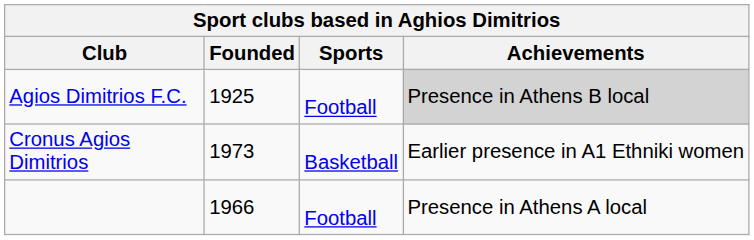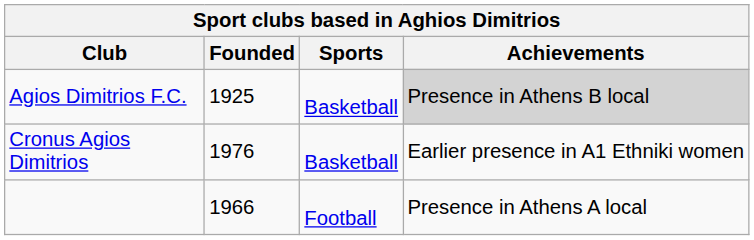(340, 107) Football -> (351, 107) Basketball
(232, 151) 1973 -> (232, 151) 1976
